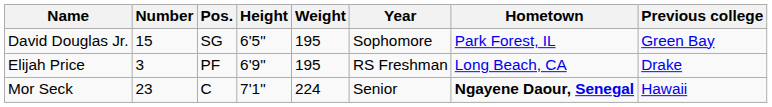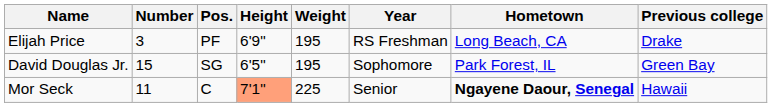rows swapped: (68, 41) <-> (46, 65)
(144, 89) 23 -> (143, 89) 11
(253, 89) no background -> (253, 89) lightsalmon background
(308, 89) 224 -> (308, 89) 225
